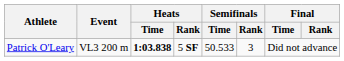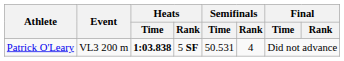(219, 47) 50.533 -> (219, 47) 50.531
(251, 47) 3 -> (251, 47) 4
